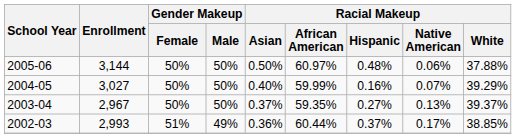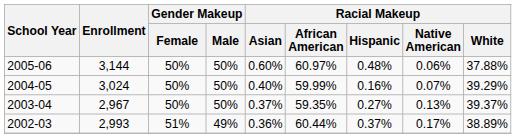(265, 66) 0.50% -> (265, 66) 0.60%
(114, 86) 3,027 -> (114, 86) 3,024
(487, 124) 38.85% -> (487, 124) 38.89%
